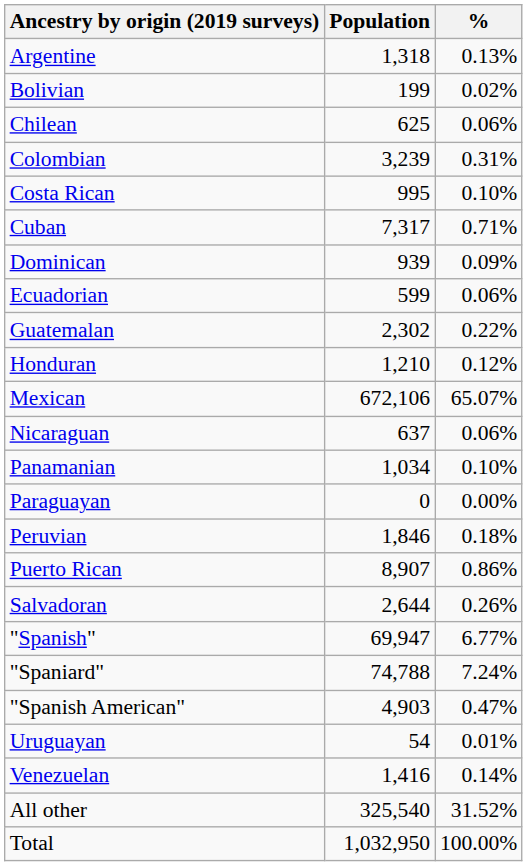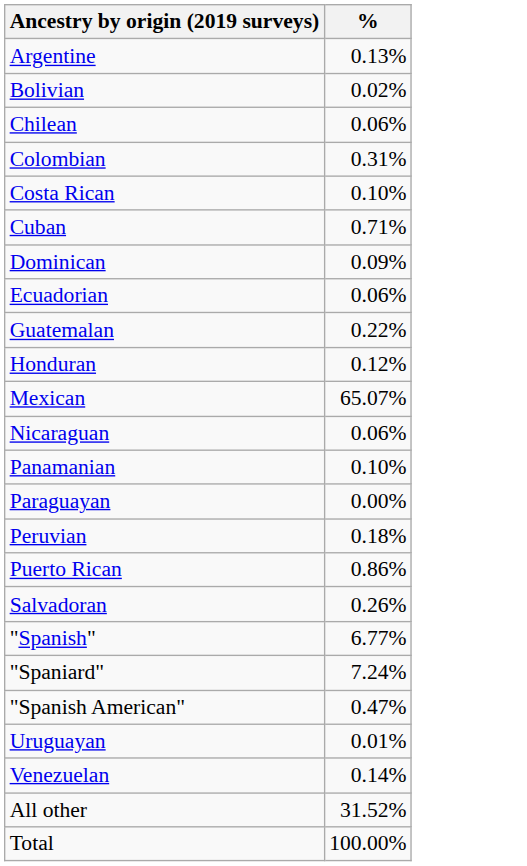- column: (380, 21)
